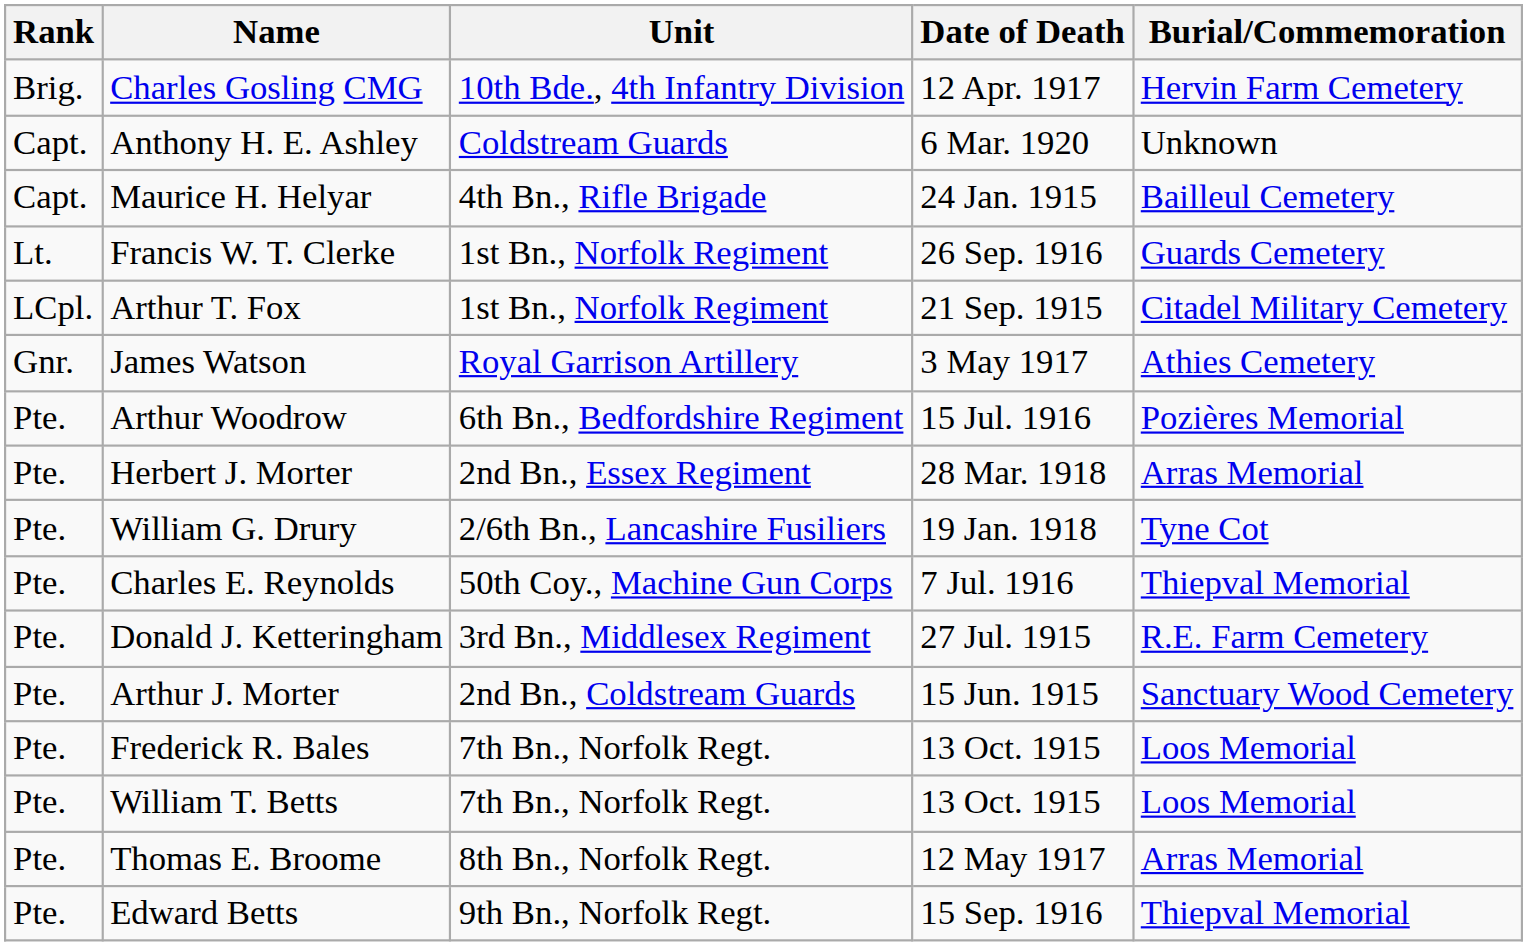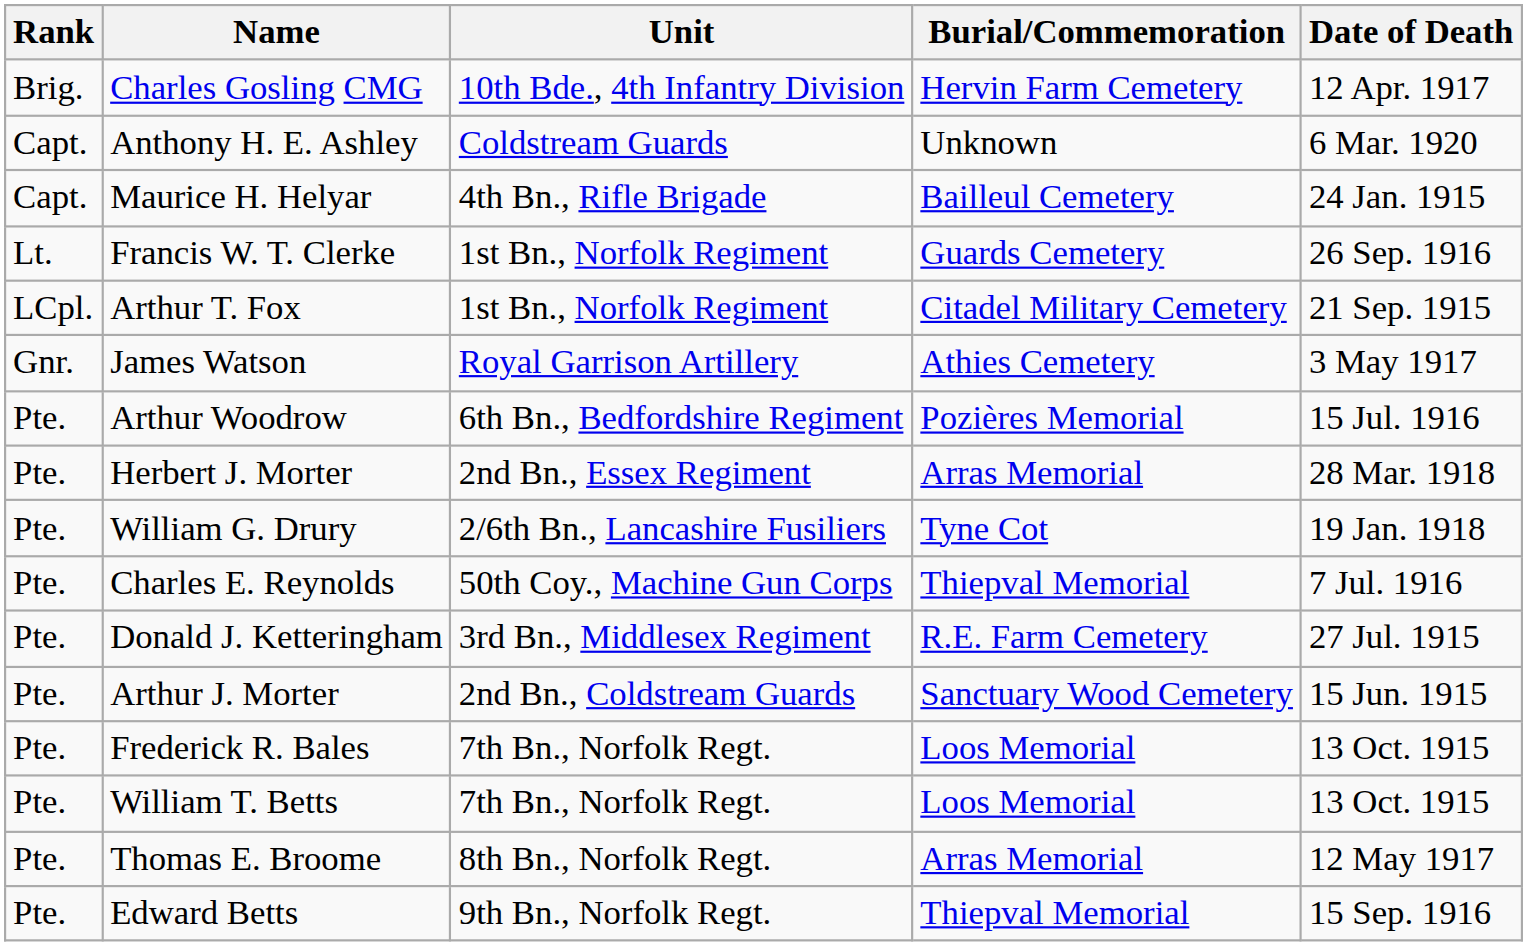columns swapped: (1023, 32) <-> (1327, 32)
